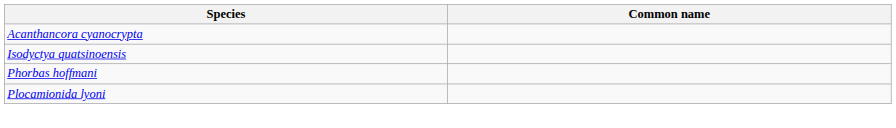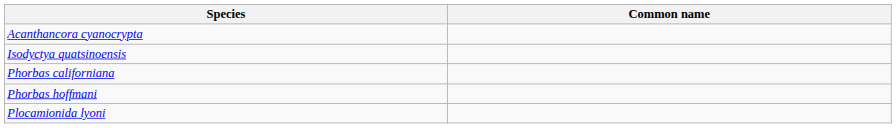+ row: (61, 73)
